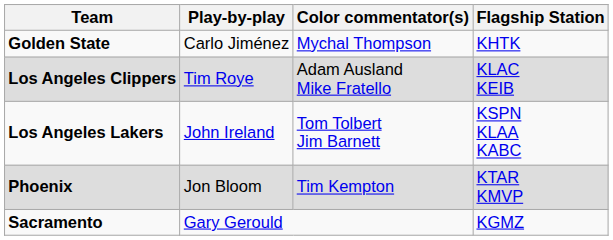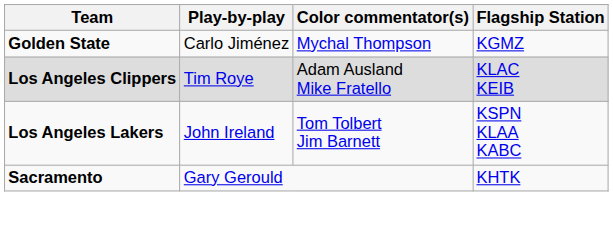(498, 43) KHTK -> (500, 43) KGMZ
- row: (40, 187)
(500, 222) KGMZ -> (498, 177) KHTK
